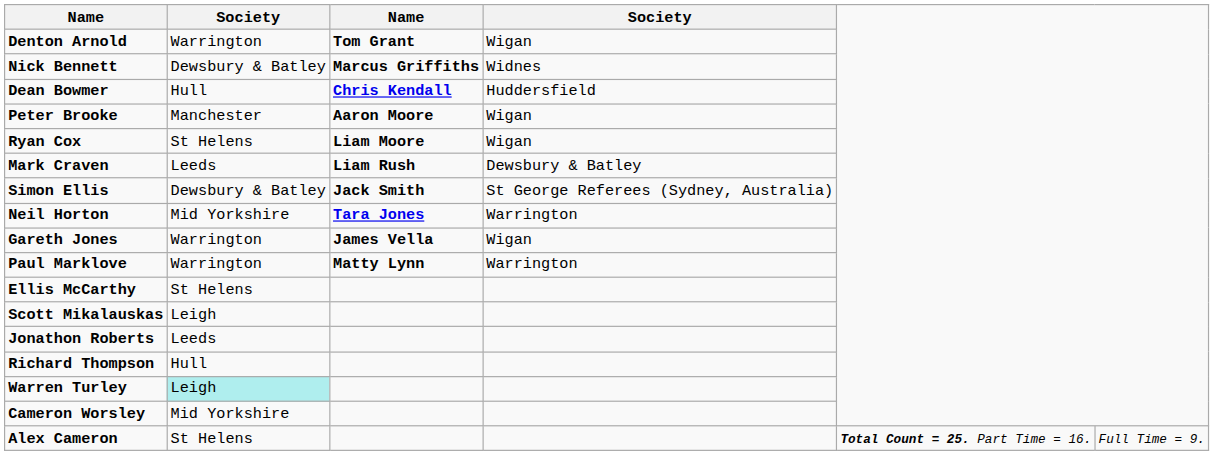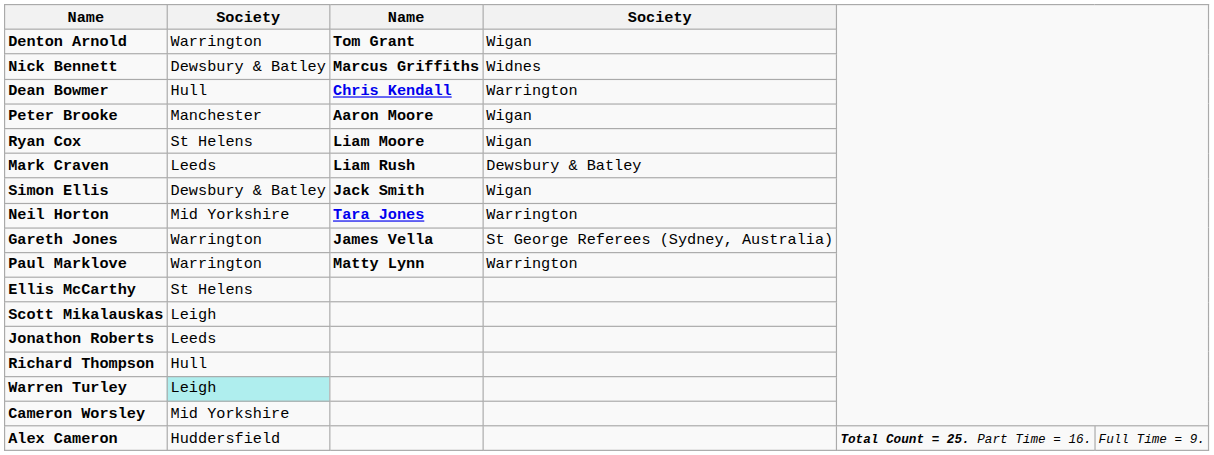(541, 91) Huddersfield -> (532, 91) Warrington
(660, 191) St George Referees (Sydney, Australia) -> (509, 191) Wigan
(509, 240) Wigan -> (660, 240) St George Referees (Sydney, Australia)
(212, 438) St Helens -> (225, 438) Huddersfield
